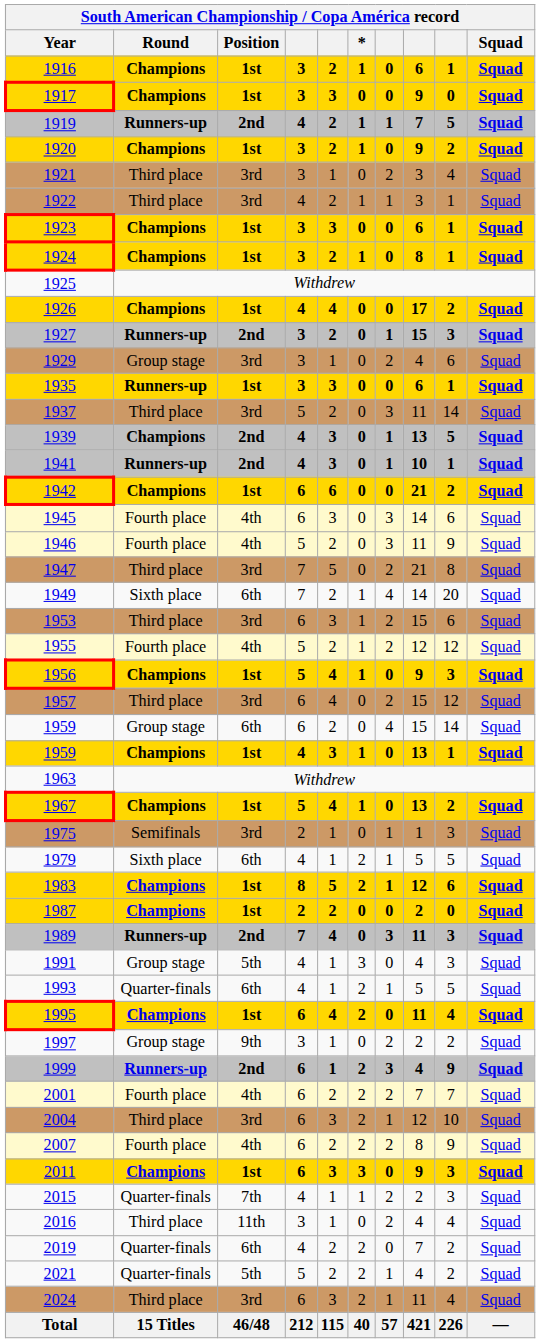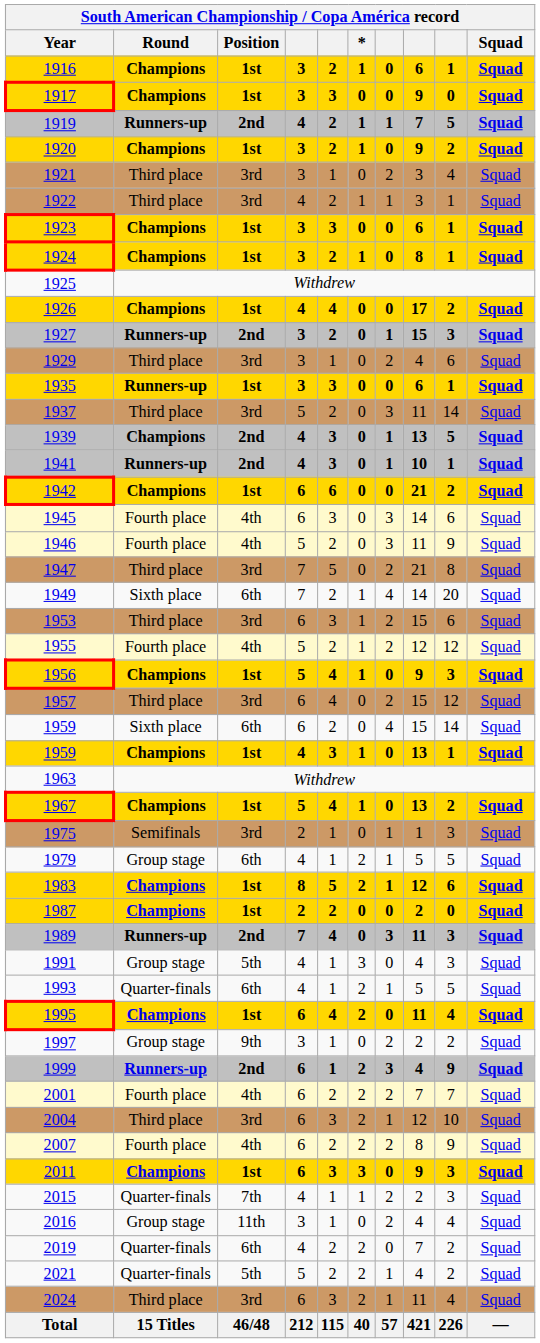(166, 360) Group stage -> (166, 360) Third place
(166, 727) Group stage -> (166, 727) Sixth place
(166, 859) Sixth place -> (166, 859) Group stage
(166, 1222) Third place -> (166, 1222) Group stage
